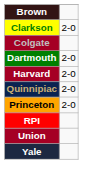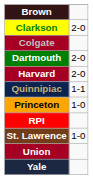(69, 89) 2-0 -> (78, 89) 1-1
(69, 105) 2-0 -> (78, 105) 1-0
+ row: (37, 136)
